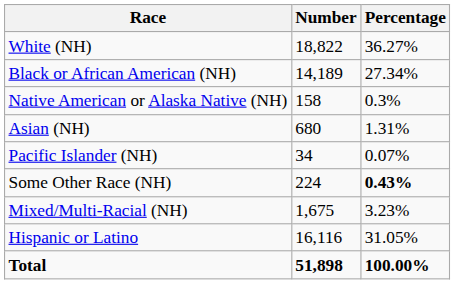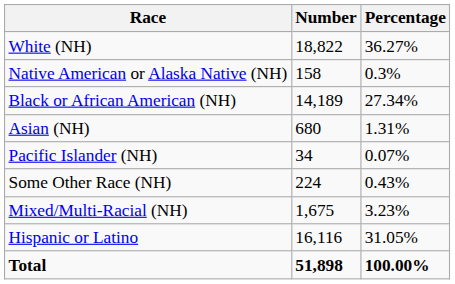rows swapped: (122, 73) <-> (148, 100)
(388, 182) bold -> (387, 182) normal
